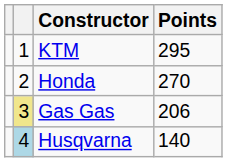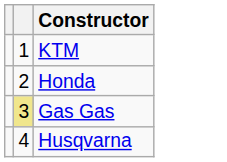- column: (187, 20)
(24, 141) lightblue background -> (24, 141) no background
